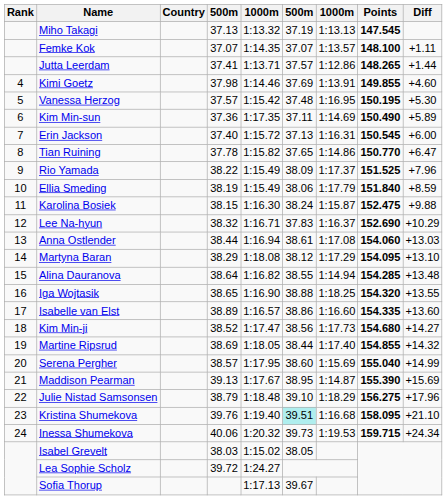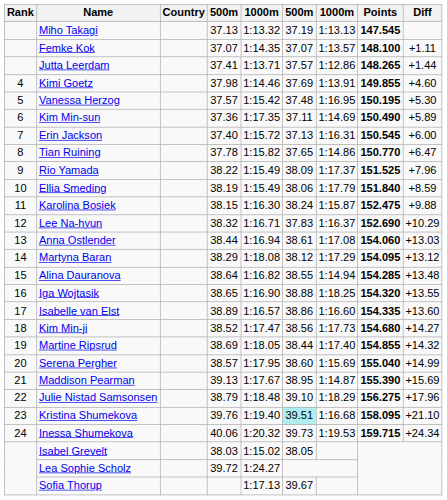(422, 258) +13.10 -> (422, 258) +13.12
